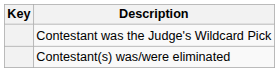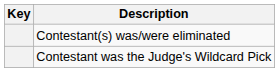rows swapped: (133, 56) <-> (154, 35)
